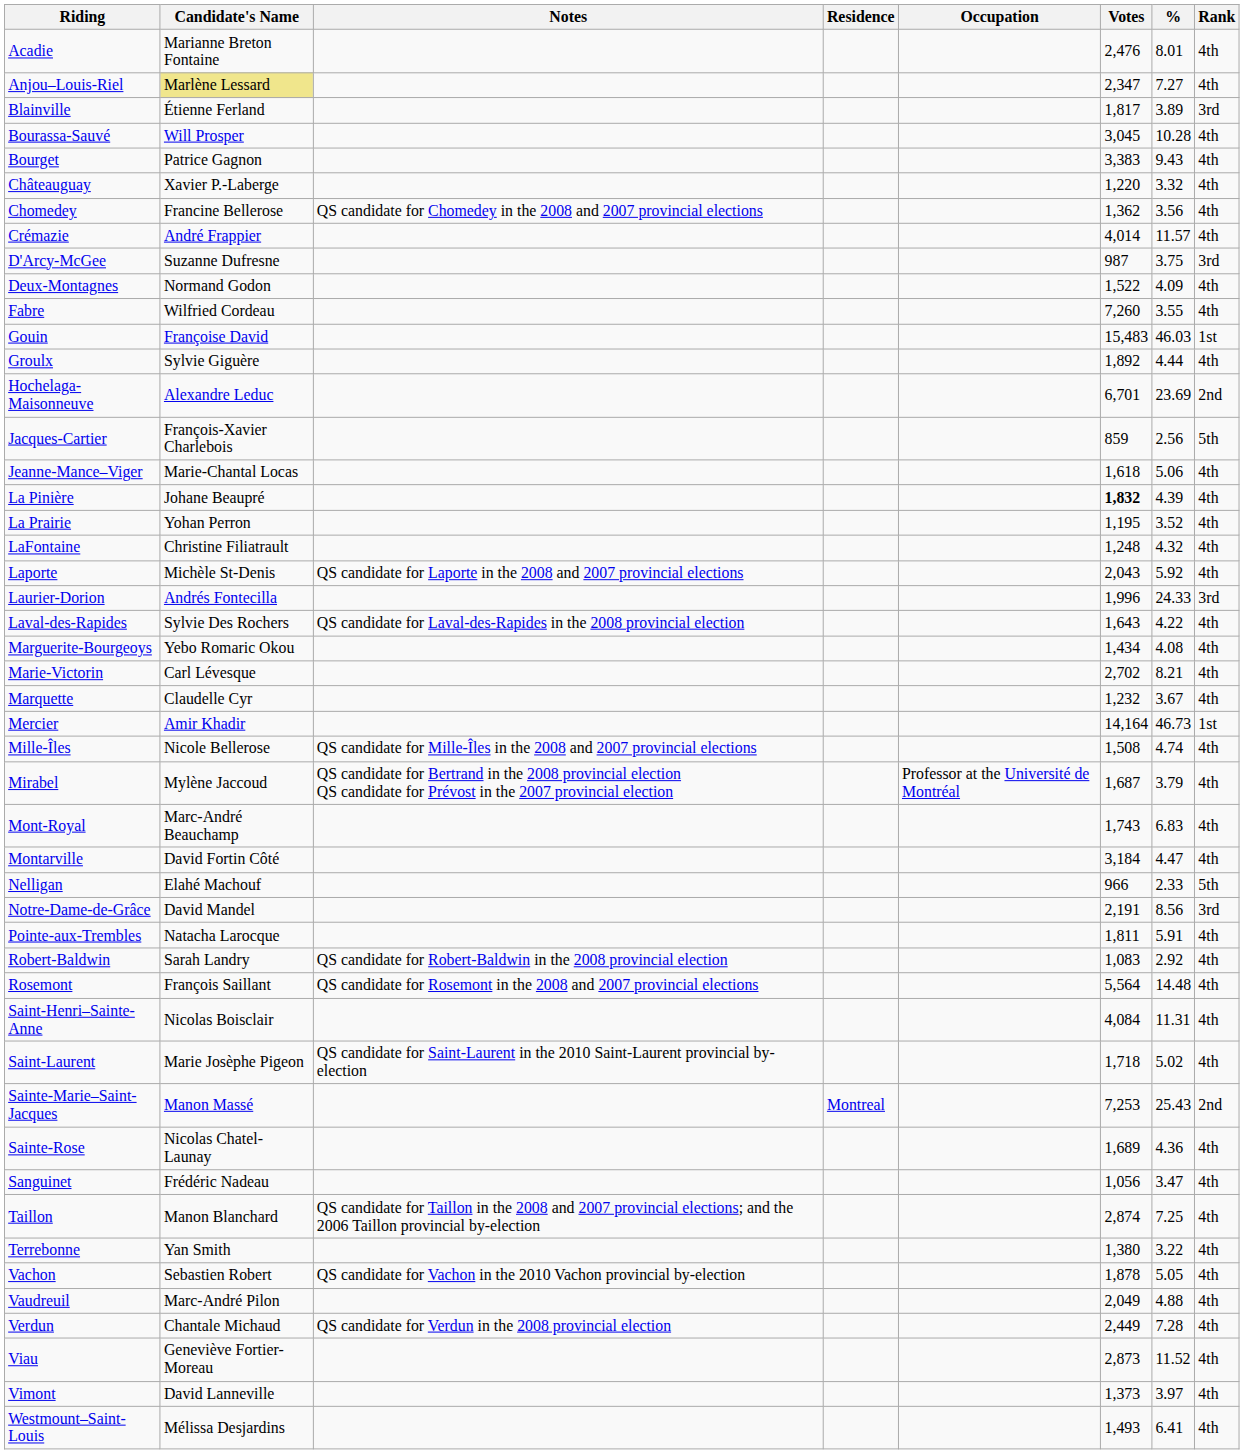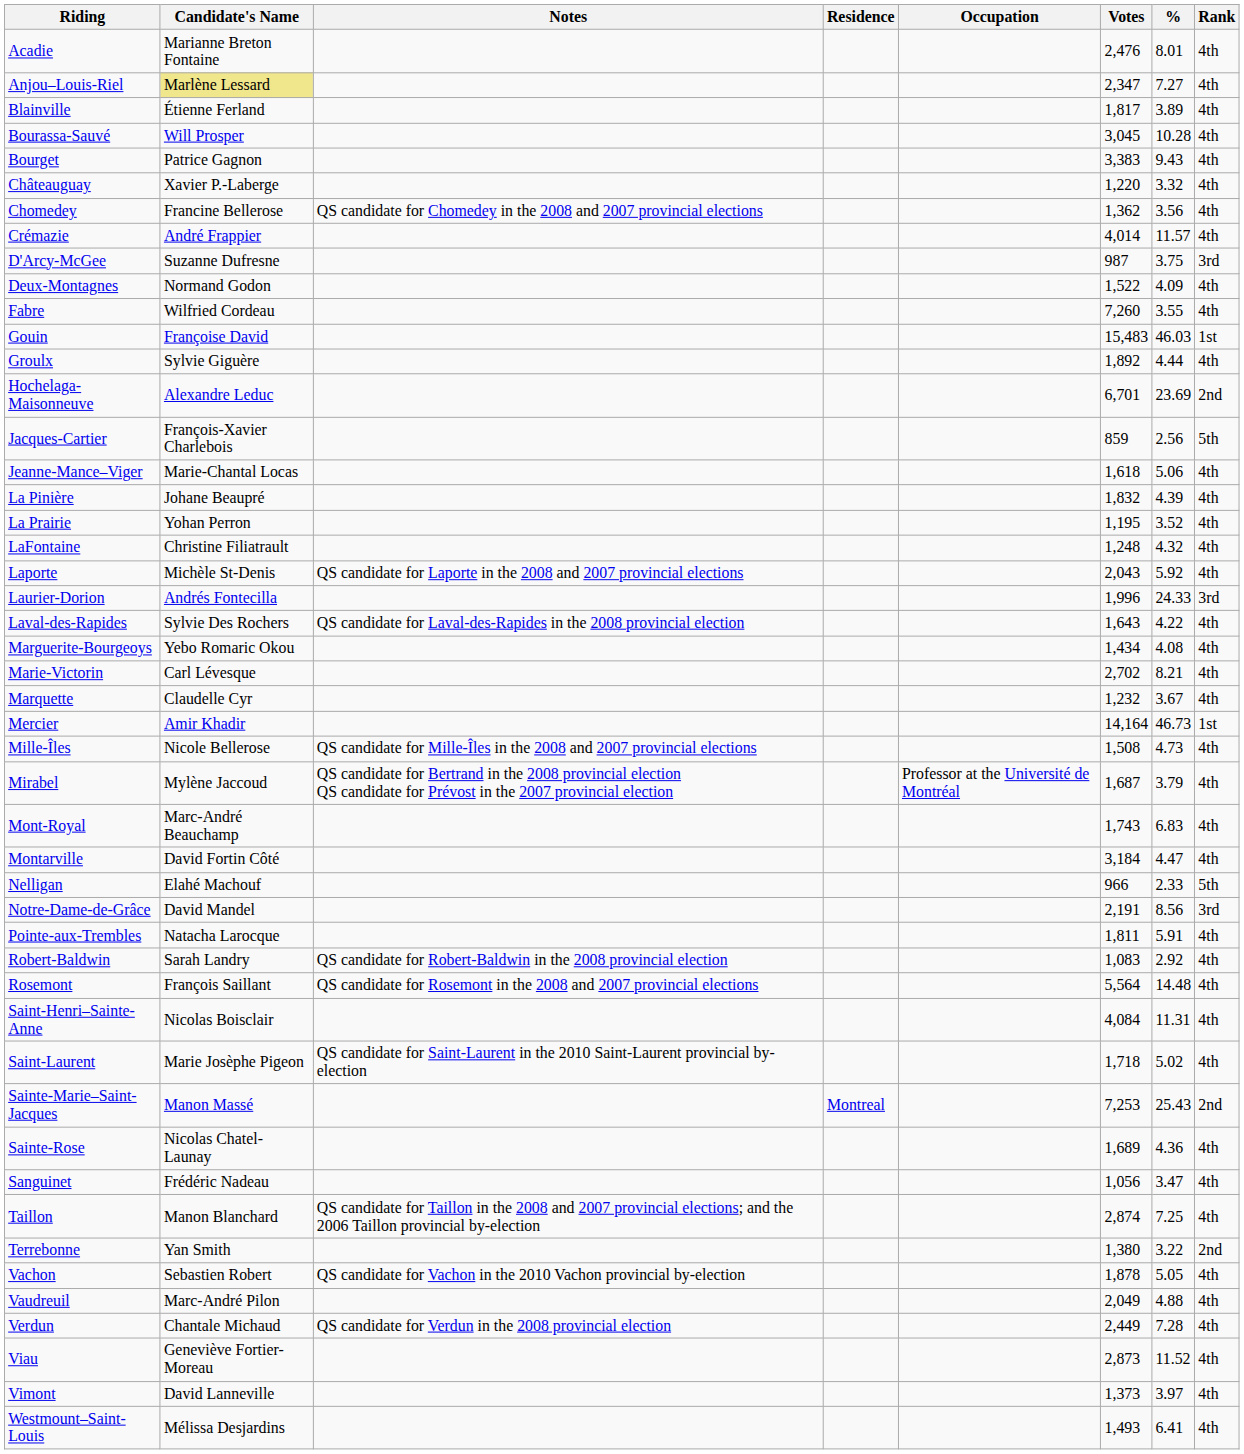(1209, 110) 3rd -> (1208, 110) 4th
(1122, 497) bold -> (1122, 497) normal
(1169, 748) 4.74 -> (1169, 748) 4.73
(1208, 1250) 4th -> (1210, 1250) 2nd
